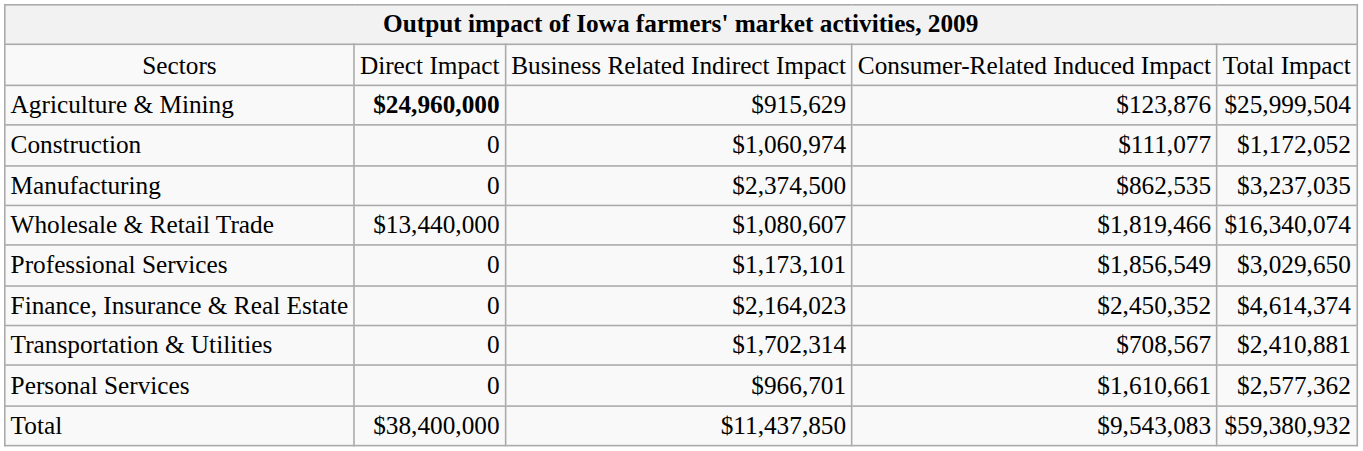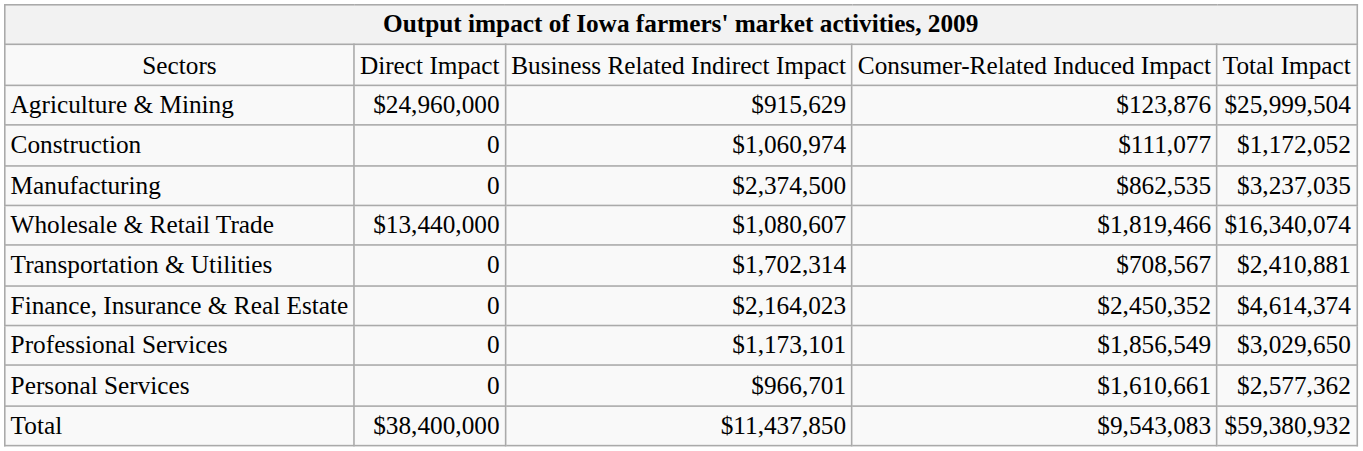(436, 104) bold -> (436, 104) normal
rows swapped: (141, 345) <-> (119, 265)
